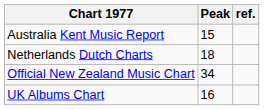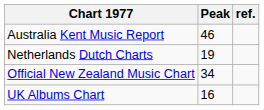(207, 34) 15 -> (207, 34) 46
(207, 54) 18 -> (207, 54) 19
